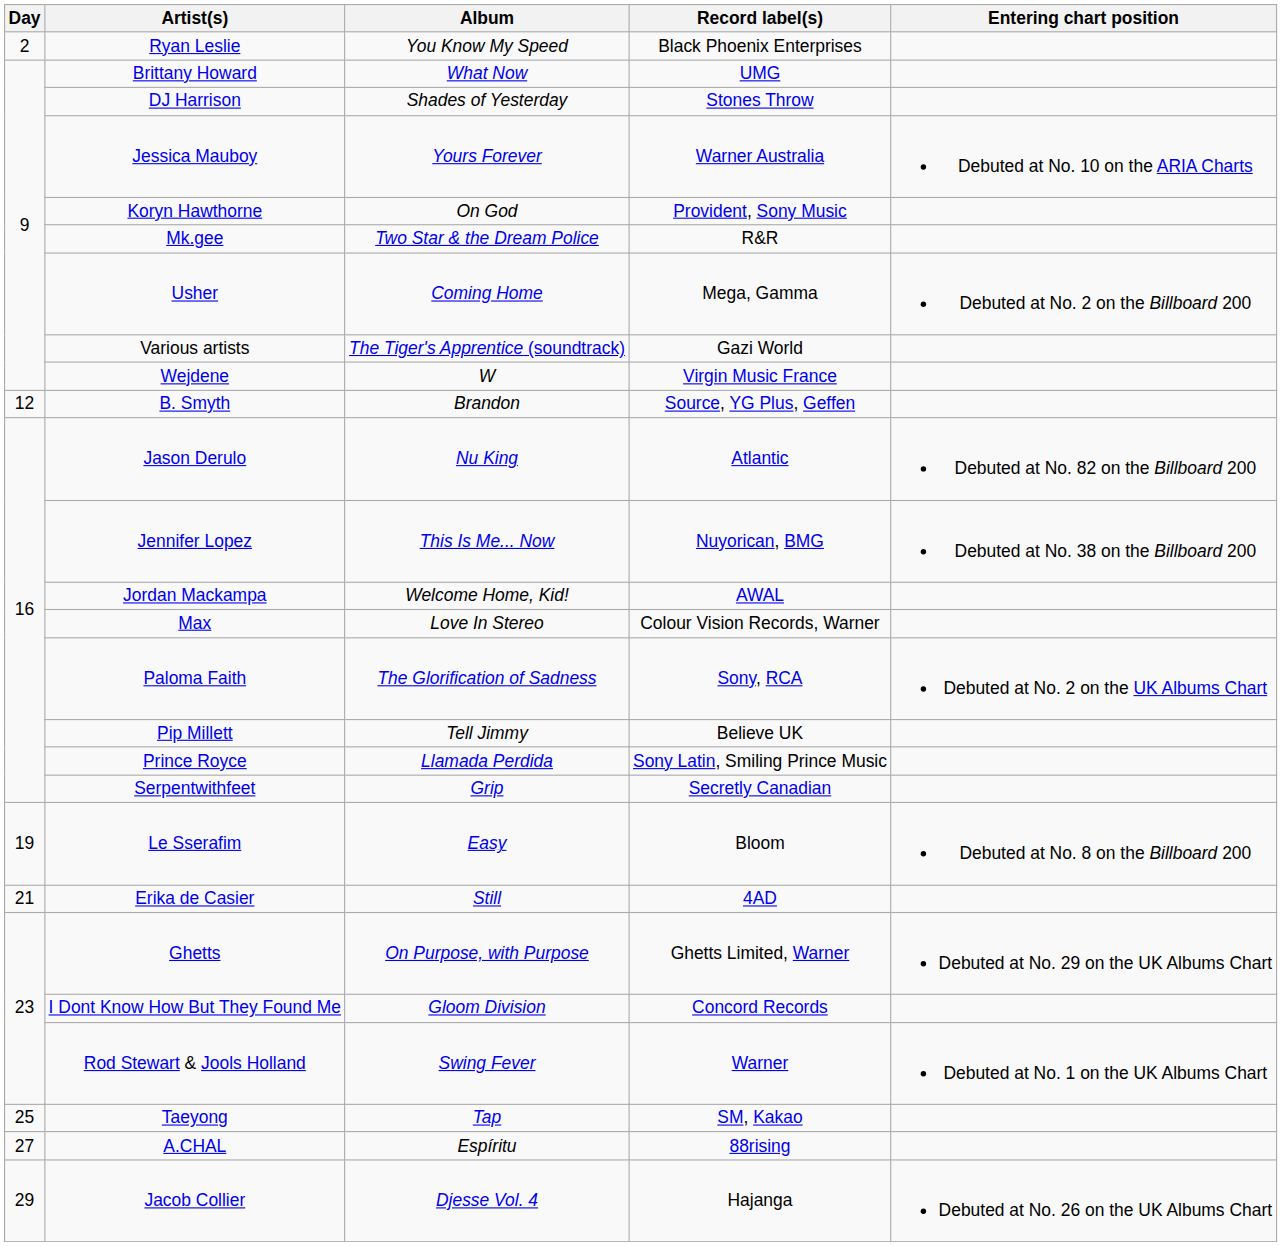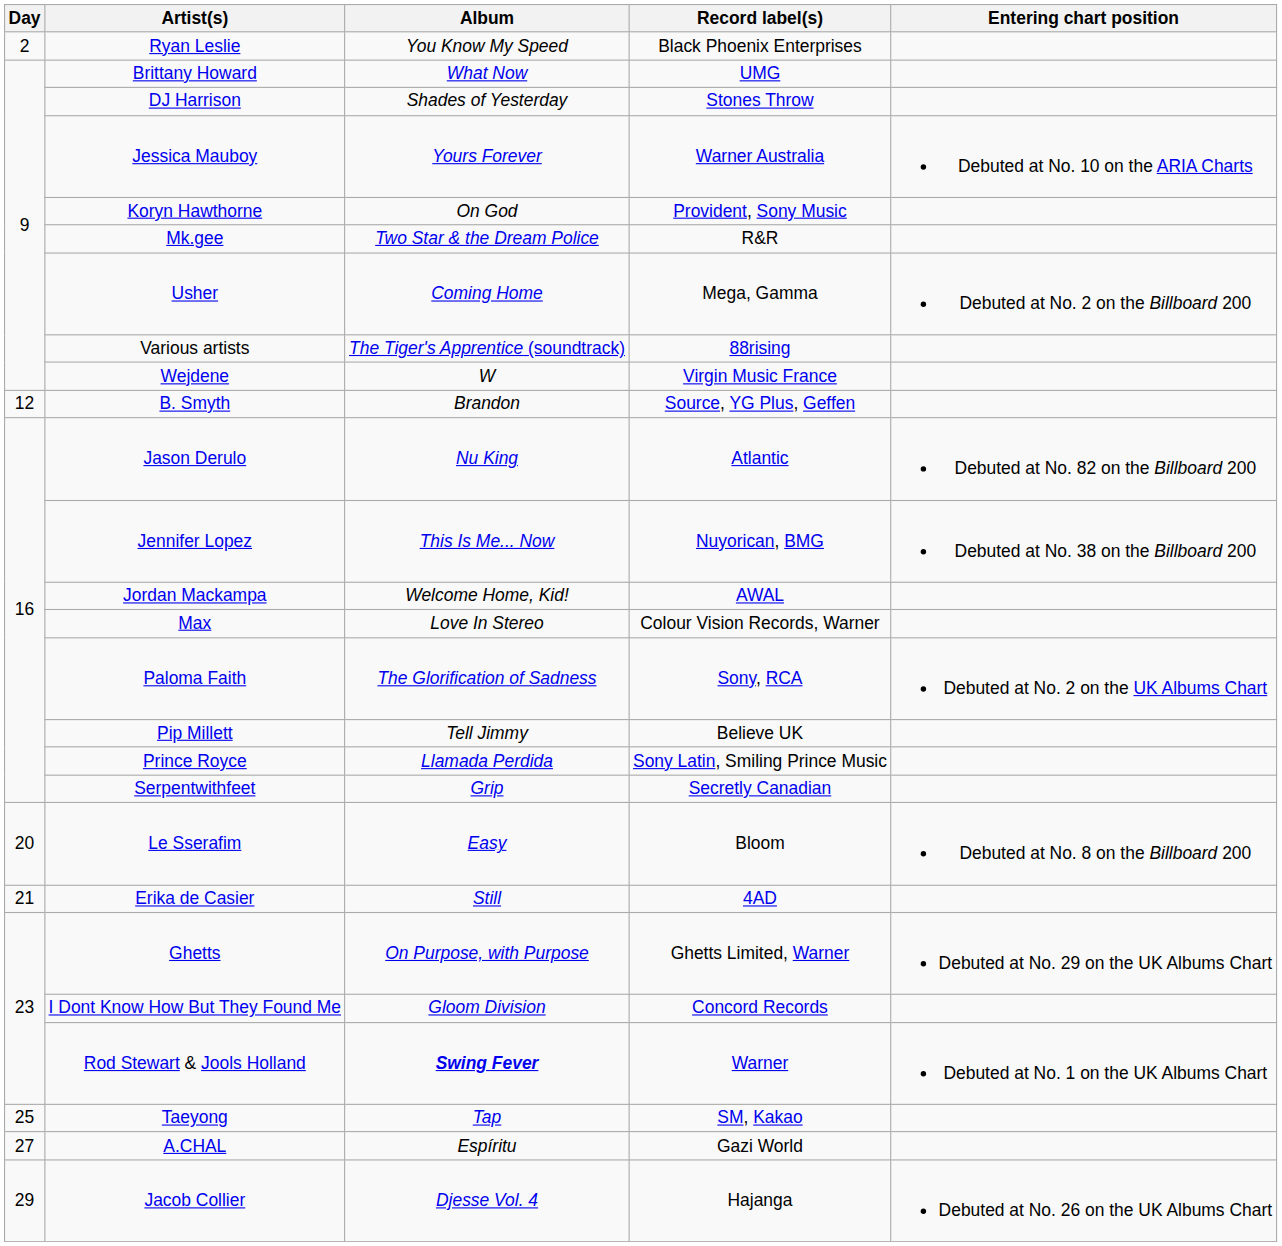(760, 348) Gazi World -> (760, 348) 88rising
(25, 843) 19 -> (25, 843) 20
(487, 1063) normal -> (487, 1063) bold
(760, 1145) 88rising -> (760, 1145) Gazi World
